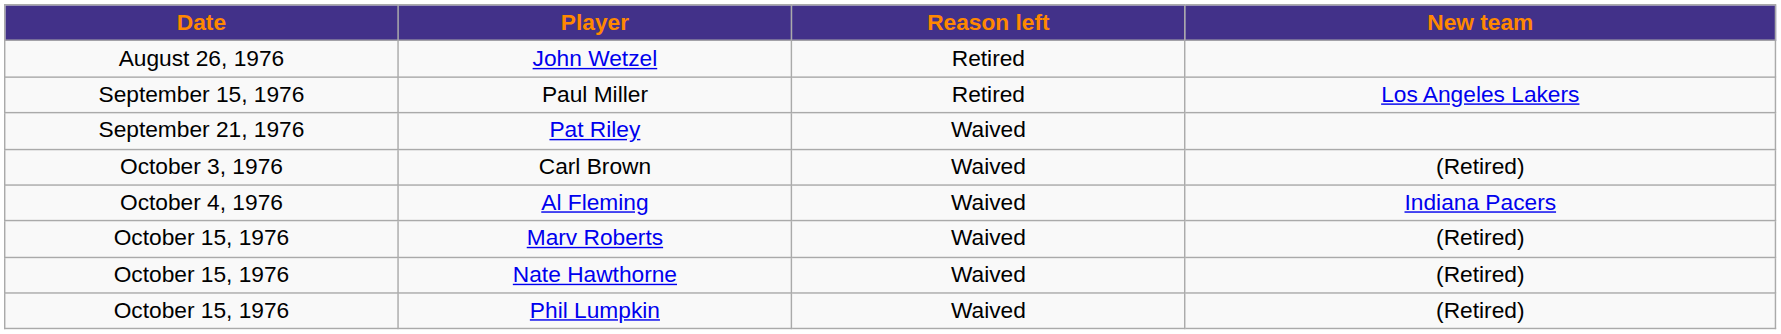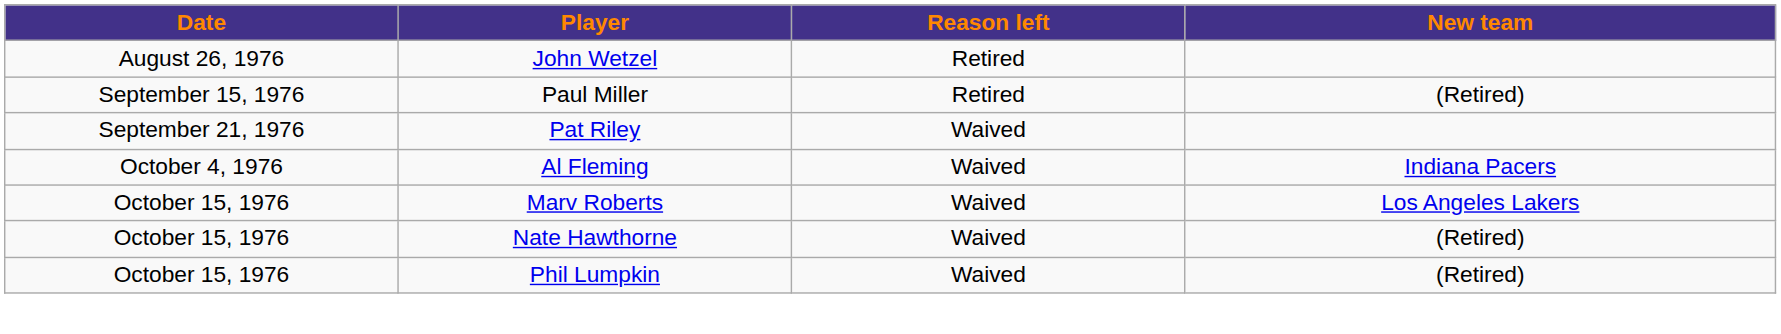(1480, 94) Los Angeles Lakers -> (1480, 94) (Retired)
- row: (595, 166)
(1480, 238) (Retired) -> (1480, 202) Los Angeles Lakers
